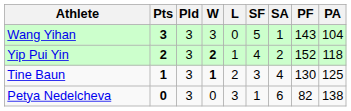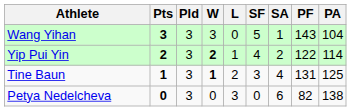(305, 55) 152 -> (305, 55) 122
(333, 55) 118 -> (333, 55) 114
(305, 75) 130 -> (305, 75) 131
(257, 95) 1 -> (257, 95) 0
